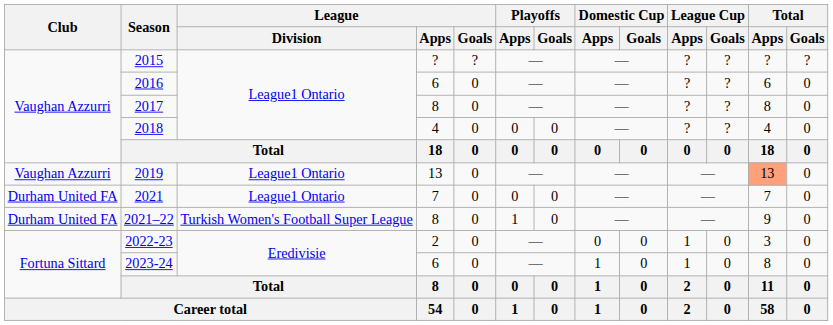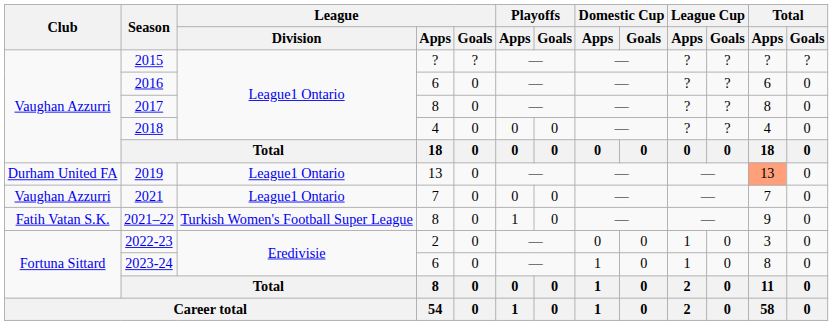(63, 173) Vaughan Azzurri -> (63, 173) Durham United FA
(63, 196) Durham United FA -> (63, 196) Vaughan Azzurri
(63, 219) Durham United FA -> (63, 219) Fatih Vatan S.K.
